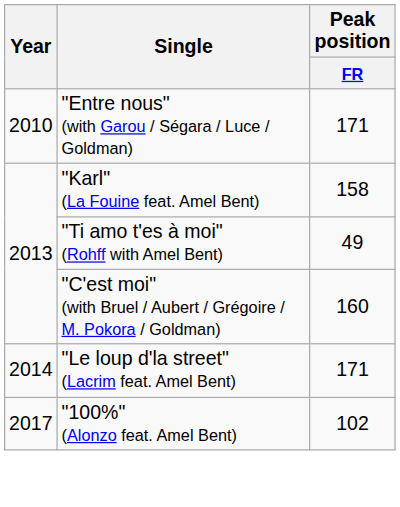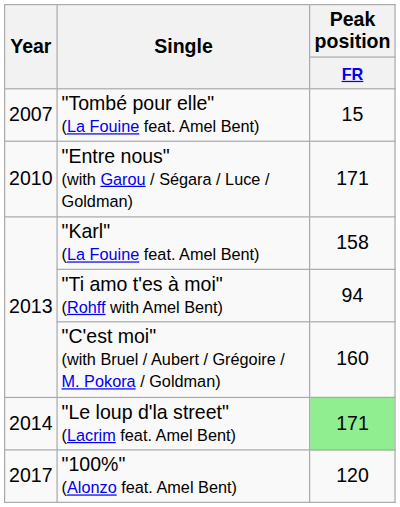+ row: (161, 114)
(352, 242) 49 -> (352, 295) 94
(352, 370) no background -> (352, 423) lightgreen background
(352, 423) 102 -> (352, 476) 120
